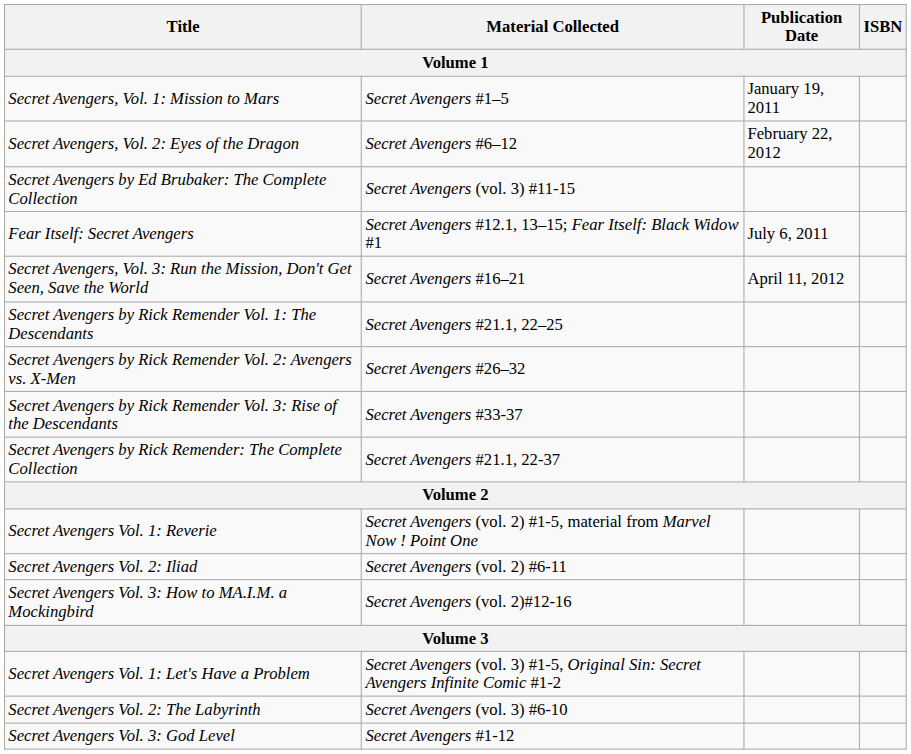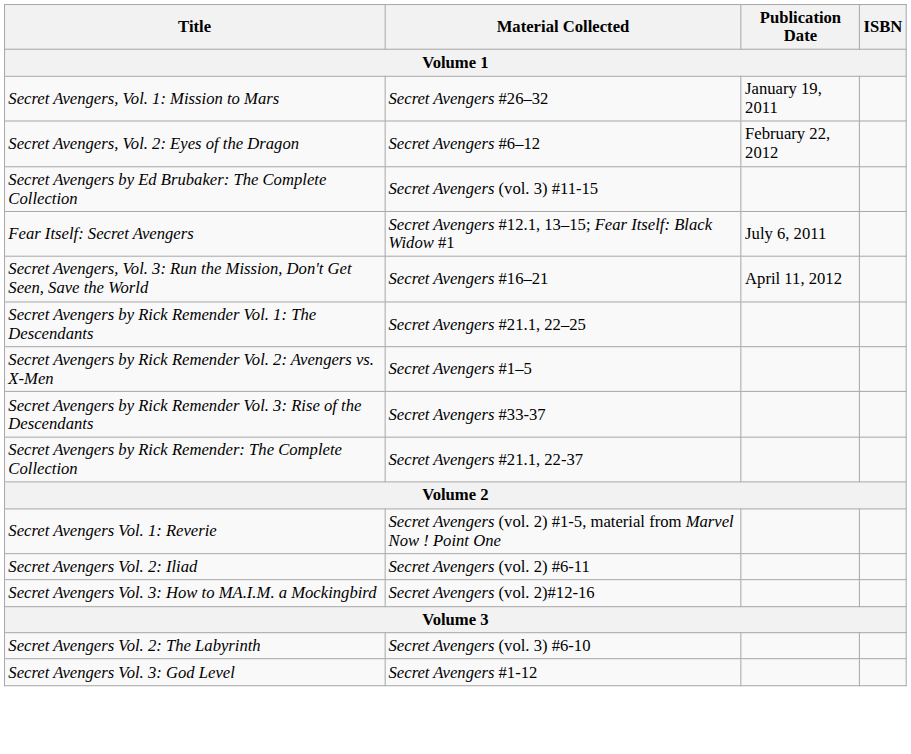(437, 98) Secret Avengers #1–5 -> (468, 98) Secret Avengers #26–32
(445, 369) Secret Avengers #26–32 -> (460, 369) Secret Avengers #1–5
- row: (159, 673)
